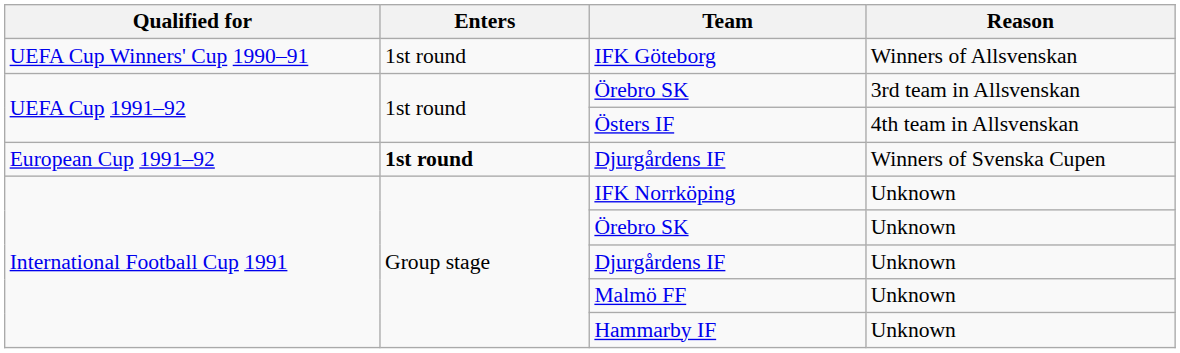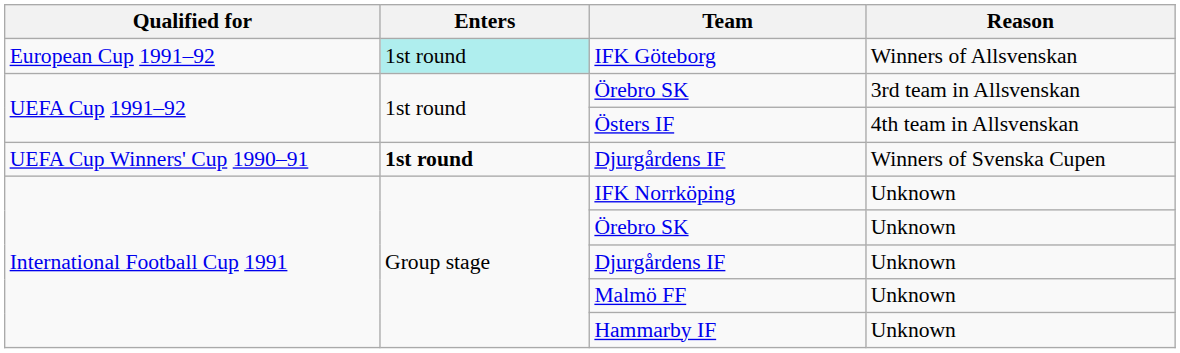(159, 55) UEFA Cup Winners' Cup 1990–91 -> (112, 55) European Cup 1991–92
(426, 55) no background -> (426, 55) paleturquoise background
(112, 158) European Cup 1991–92 -> (159, 158) UEFA Cup Winners' Cup 1990–91
